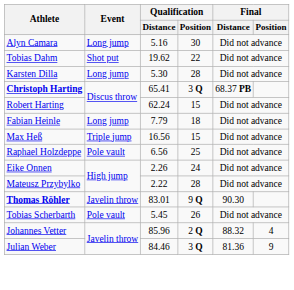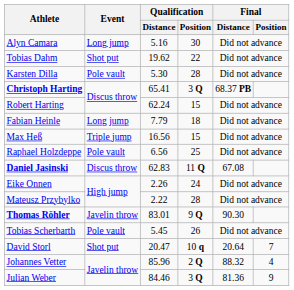(108, 74) Long jump -> (106, 74) Pole vault
+ row: (37, 168)
+ row: (29, 247)
